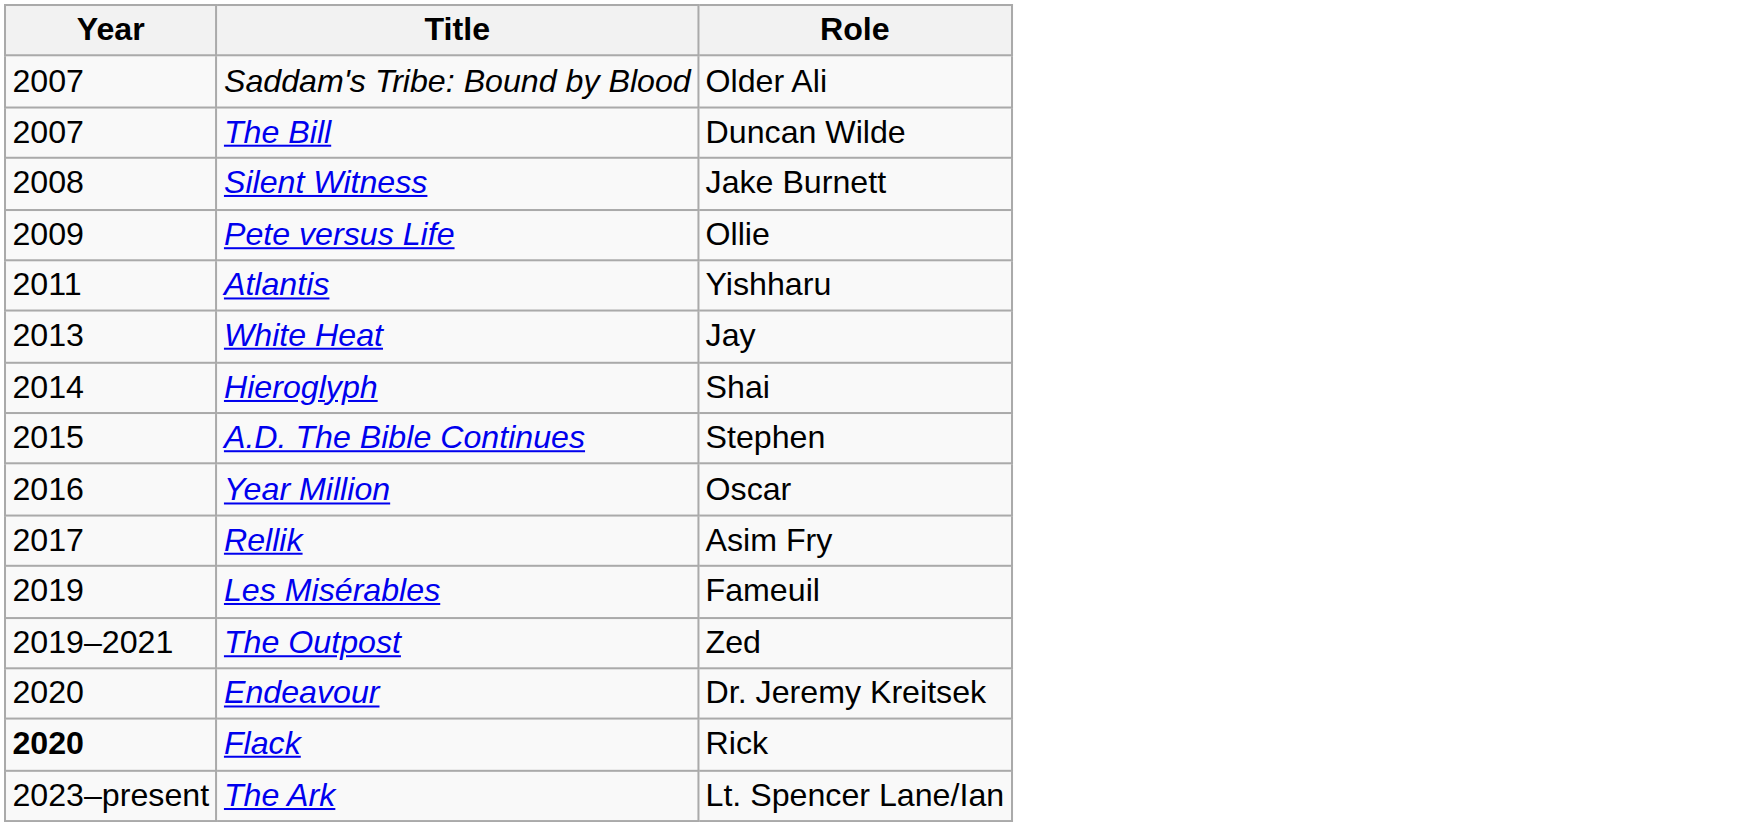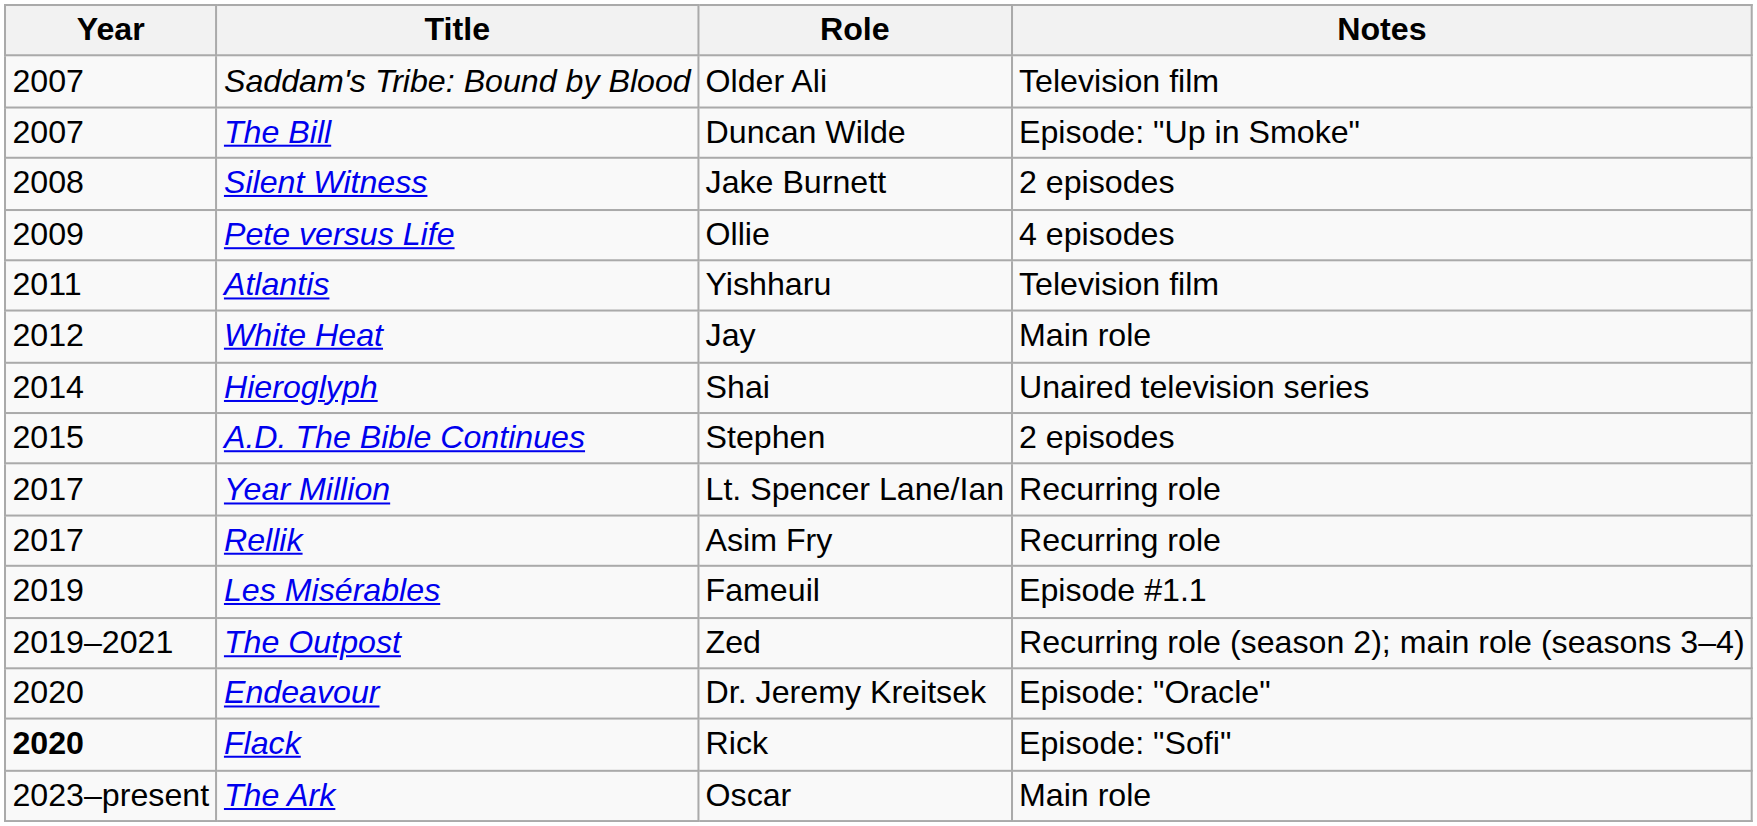+ column: (1382, 30)
(48, 336) 2013 -> (48, 336) 2012
(48, 489) 2016 -> (48, 489) 2017
(748, 489) Oscar -> (855, 489) Lt. Spencer Lane/Ian
(855, 795) Lt. Spencer Lane/Ian -> (748, 795) Oscar
